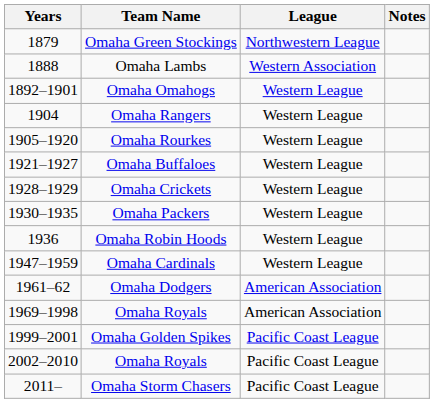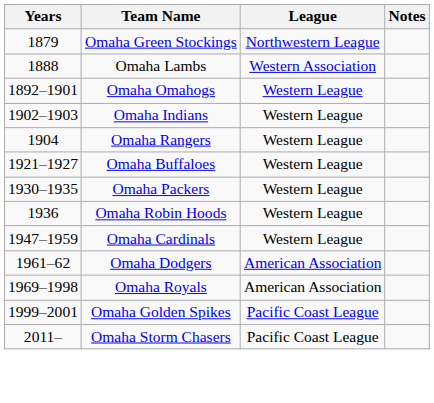+ row: (43, 115)
- row: (43, 139)
- row: (43, 189)
- row: (43, 361)
